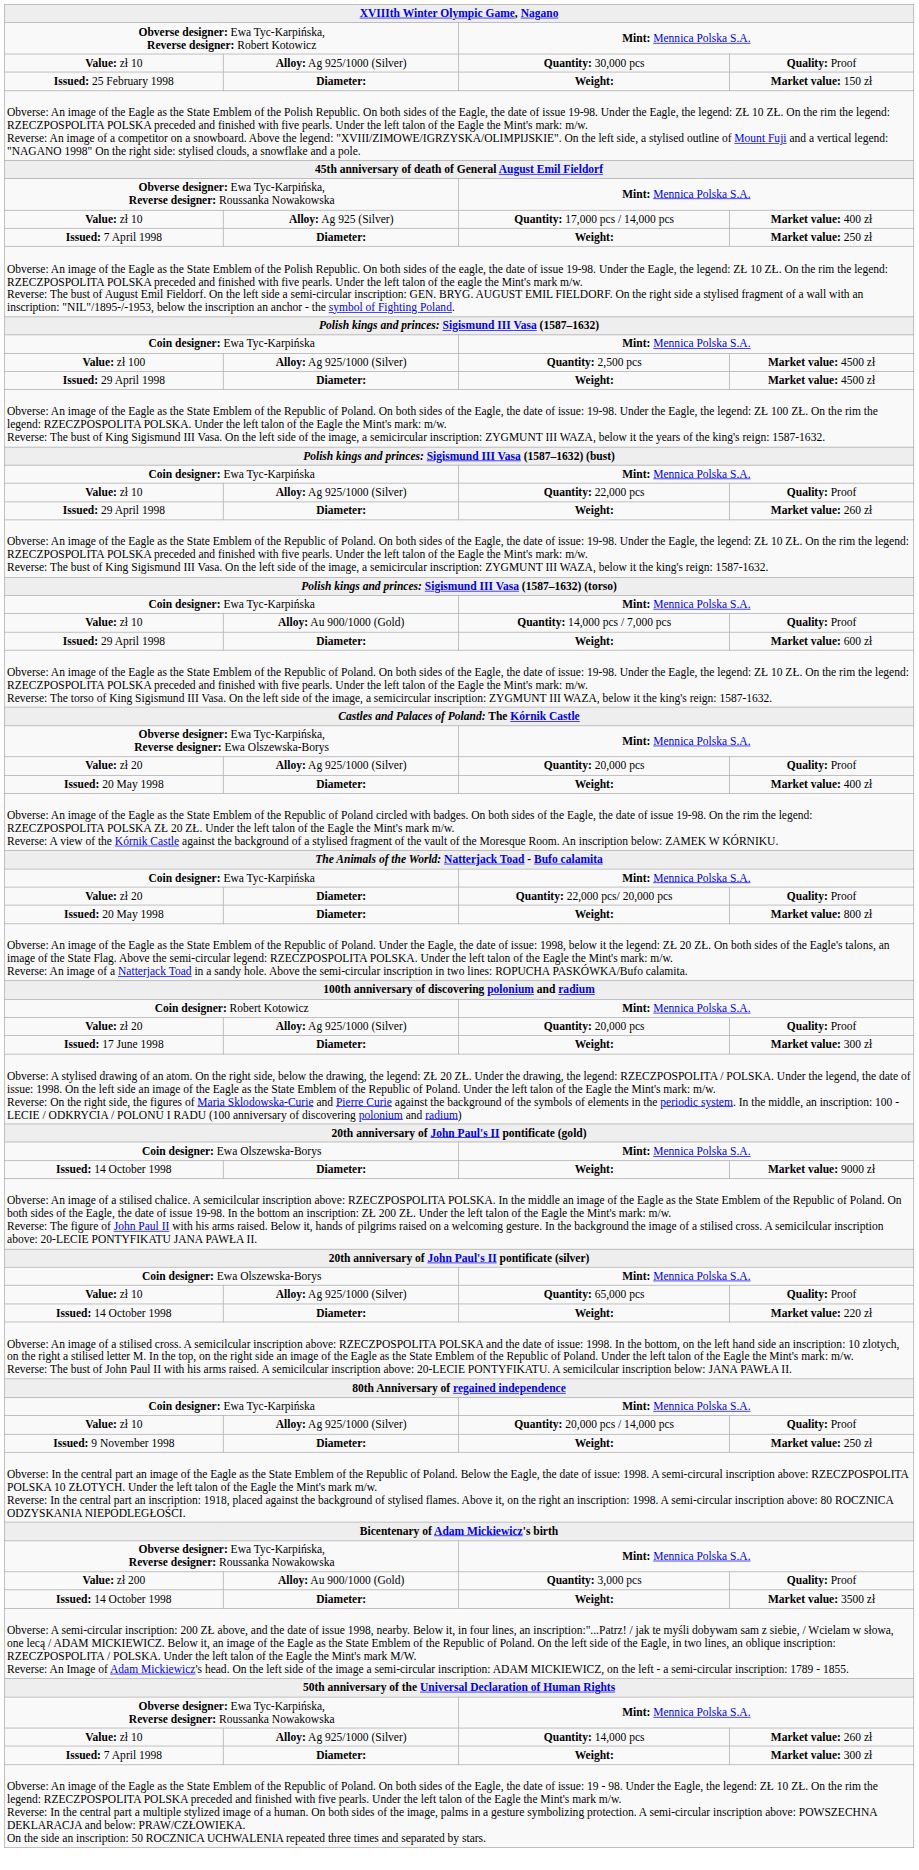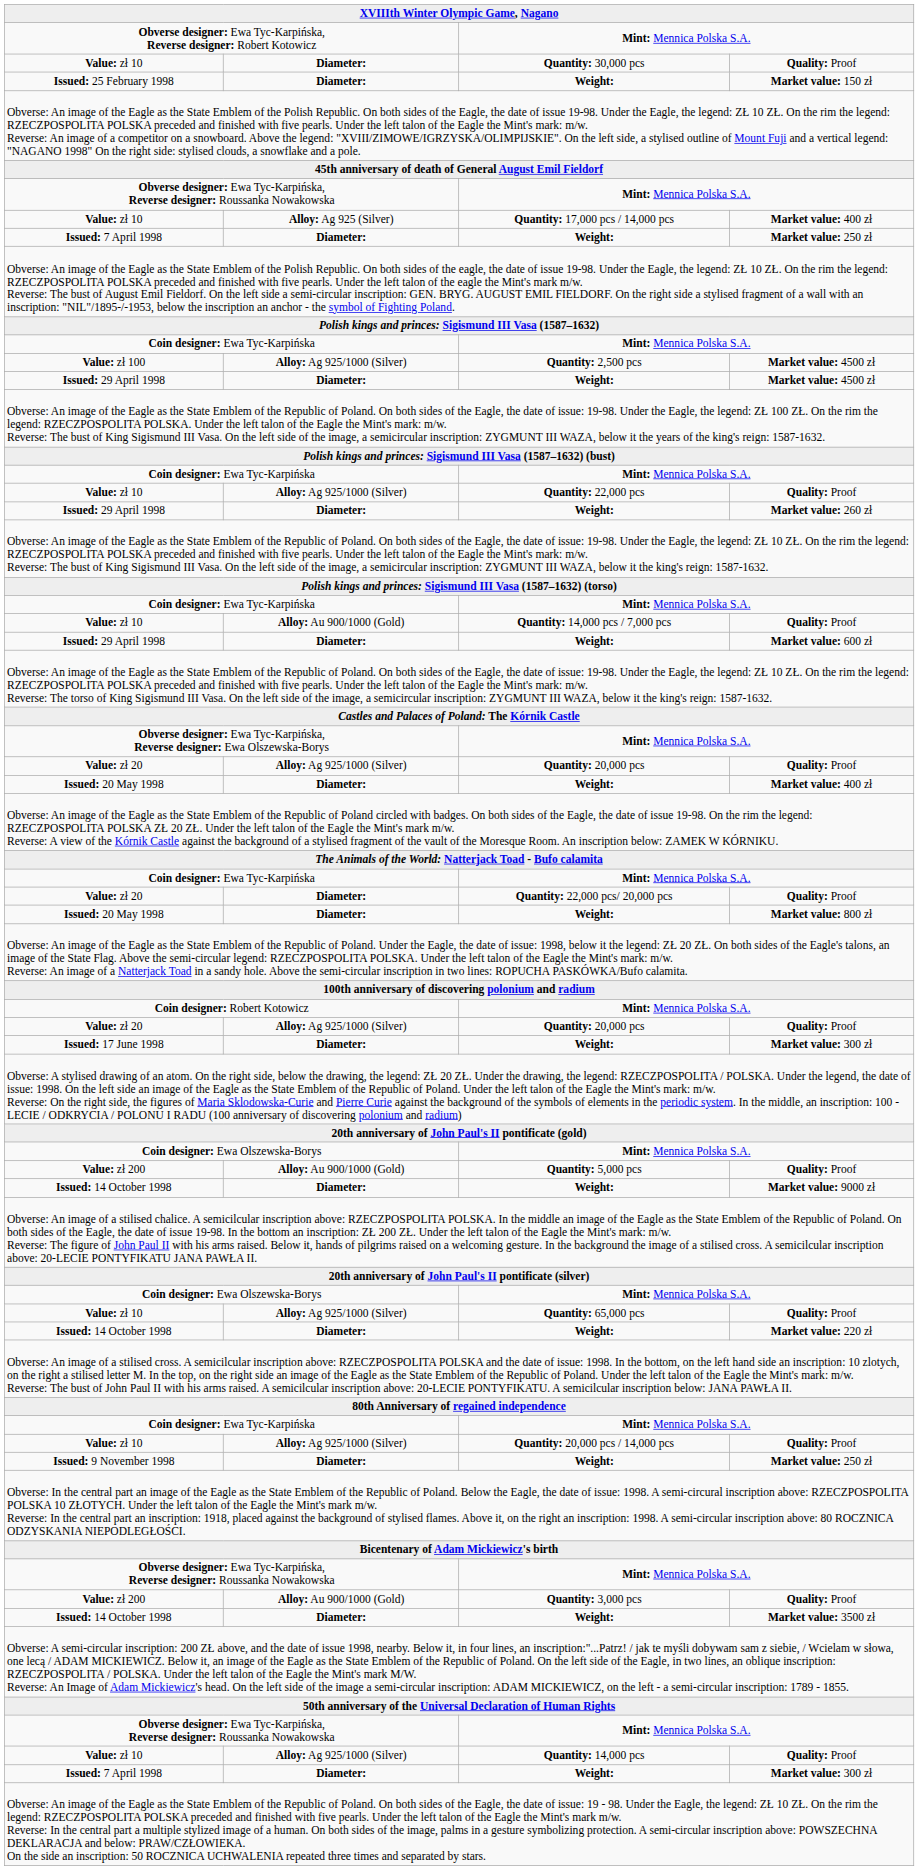(341, 63) Alloy: Ag 925/1000 (Silver) -> (341, 63) Diameter:
+ row: (114, 1169)
(822, 1737) Market value: 260 zł -> (822, 1755) Quality: Proof
